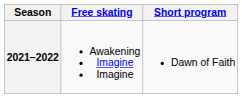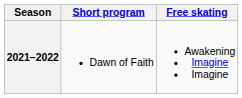columns swapped: (190, 12) <-> (102, 12)
